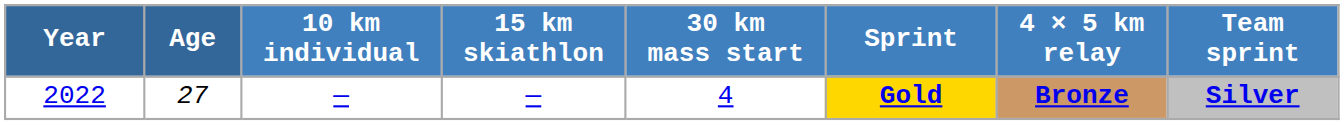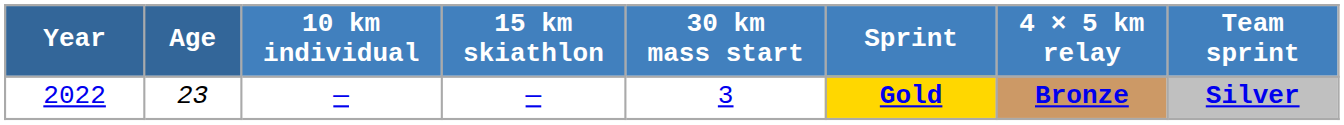(193, 98) 27 -> (193, 98) 23
(726, 98) 4 -> (726, 98) 3
